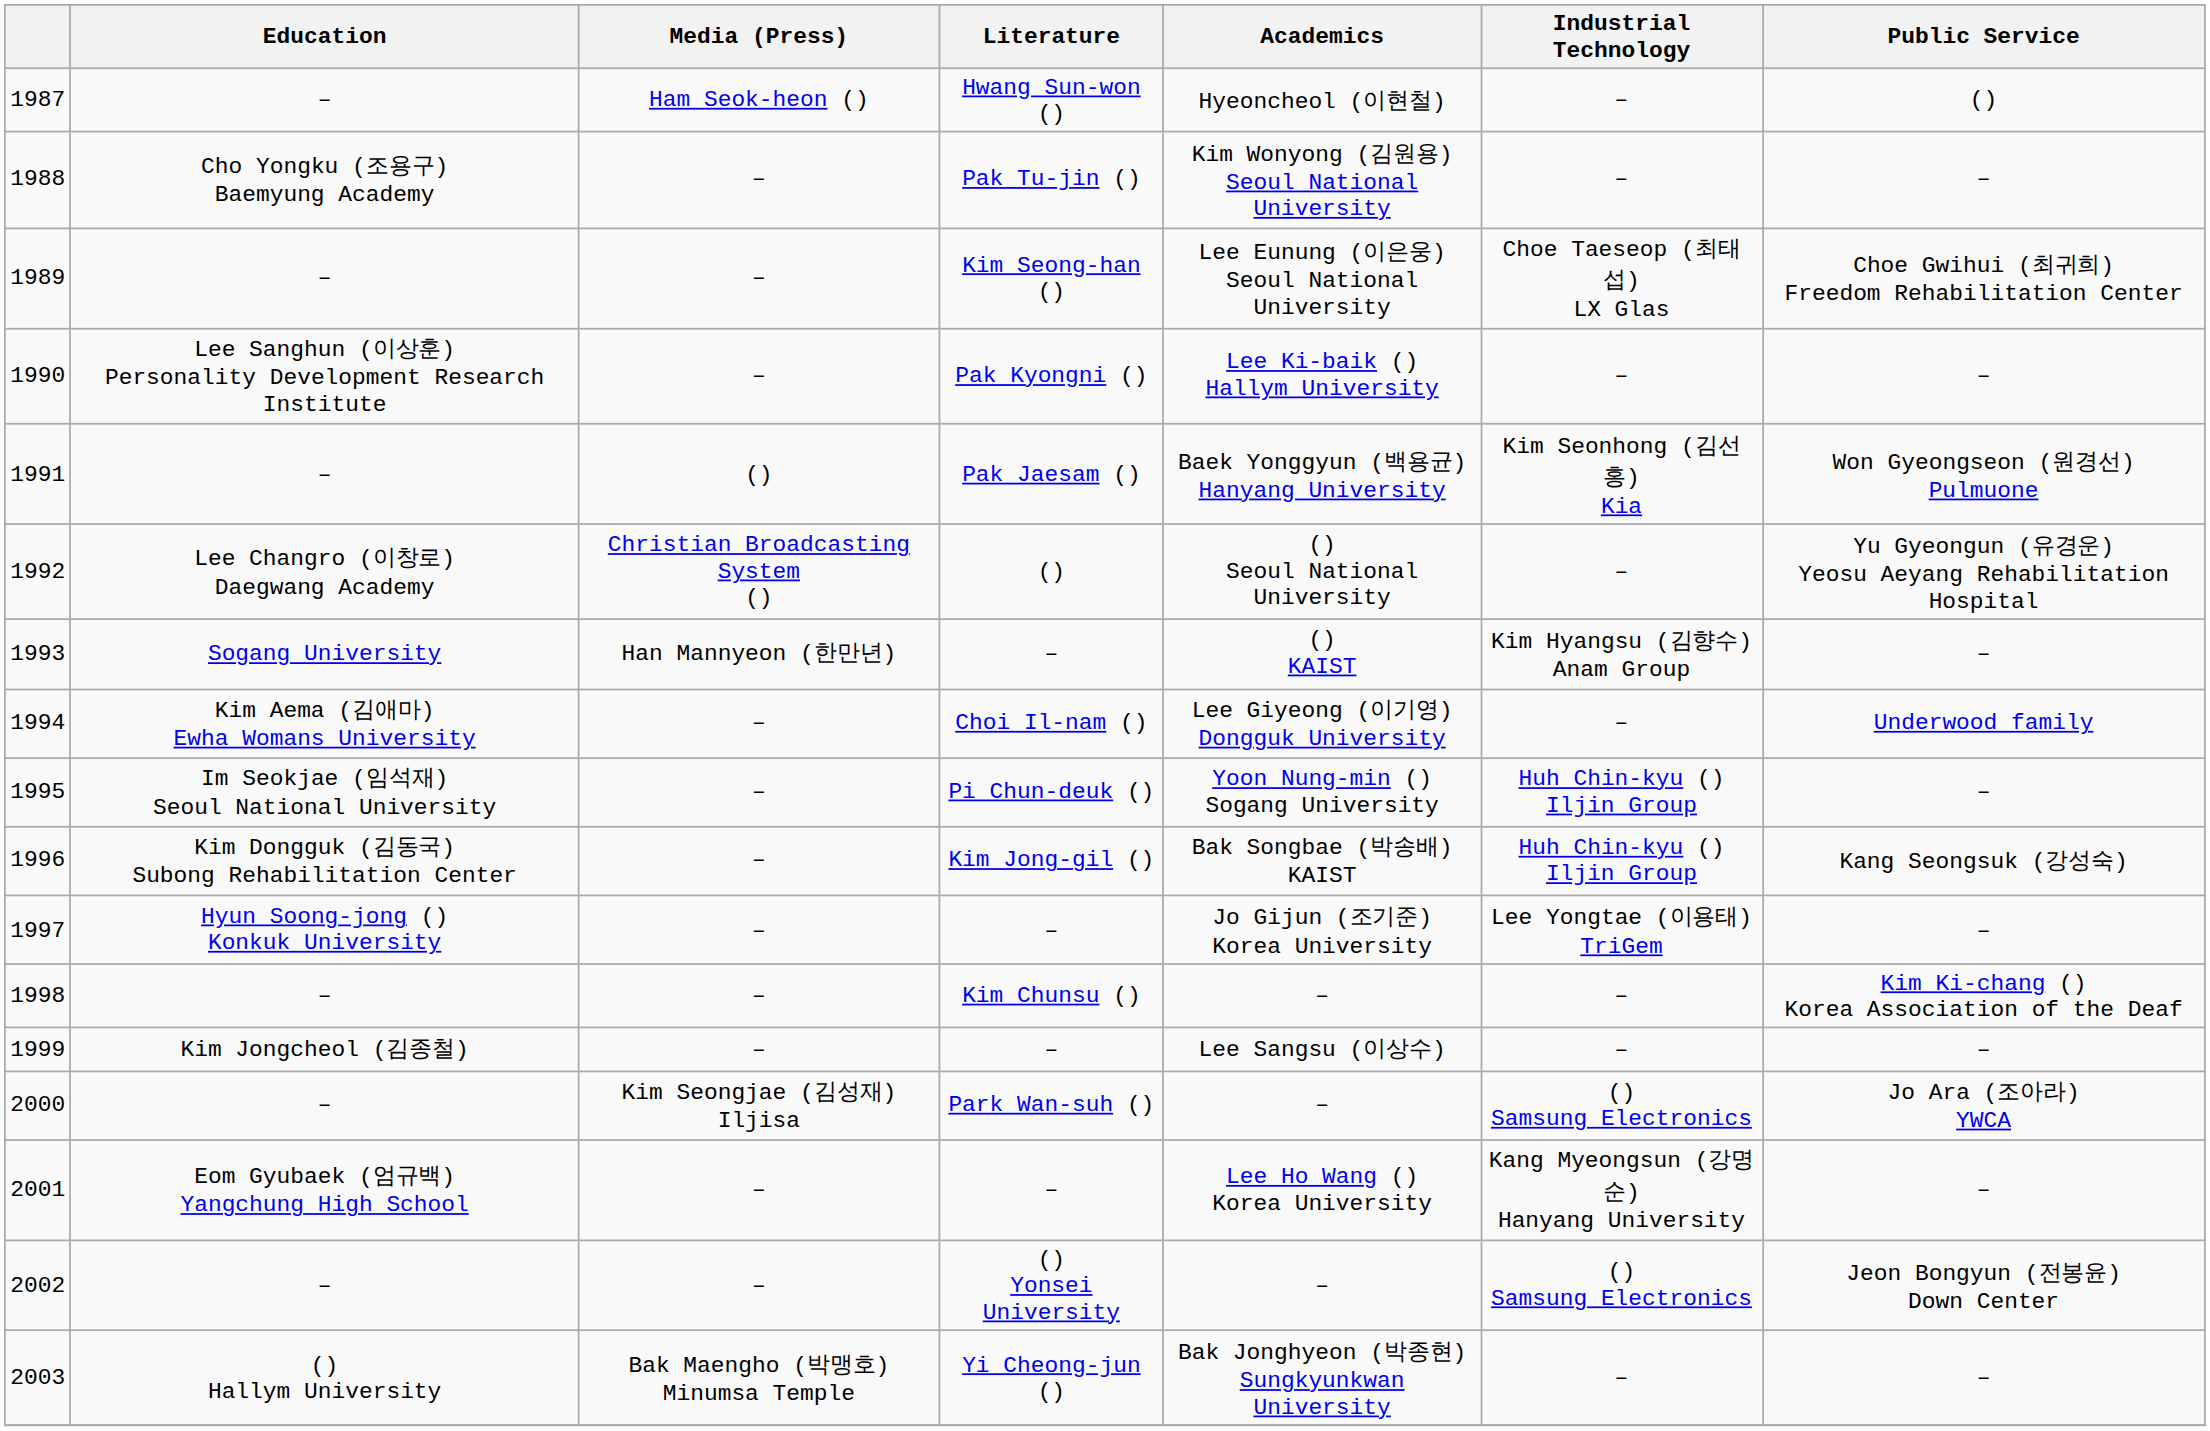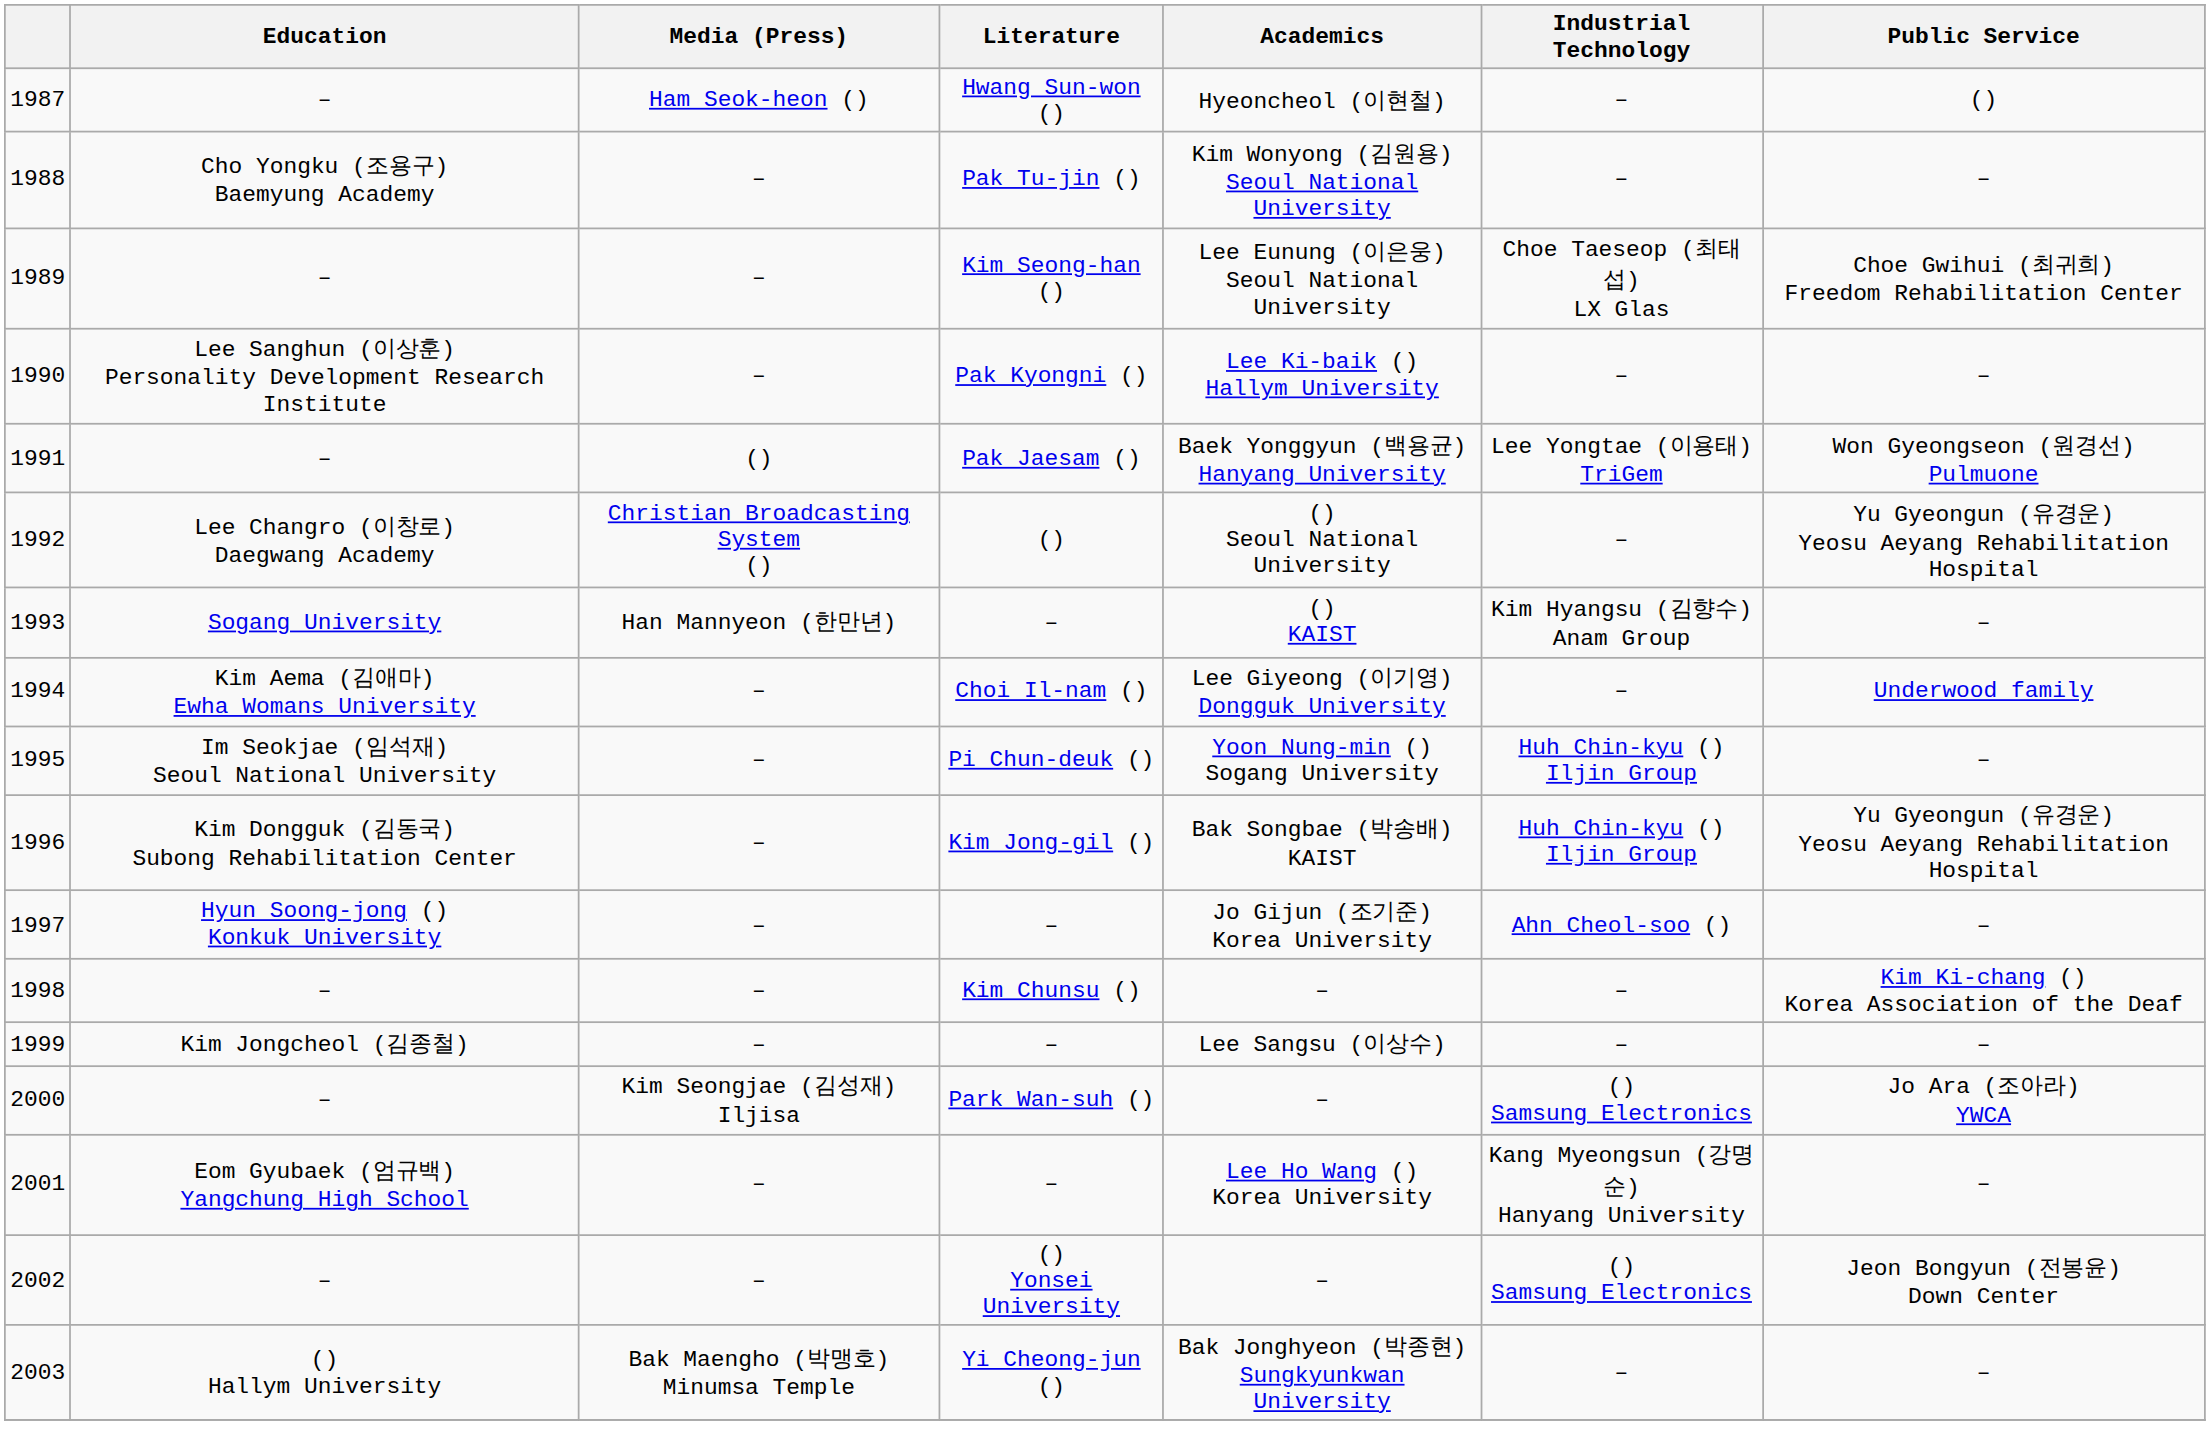(1621, 476) Kim Seonhong (김선홍) Kia -> (1621, 460) Lee Yongtae (이용태) TriGem
(1984, 862) Kang Seongsuk (강성숙) -> (1984, 844) Yu Gyeongun (유경운) Yeosu Aeyang Rehabilitation Hospital
(1621, 932) Lee Yongtae (이용태) TriGem -> (1621, 925) Ahn Cheol-soo ()
